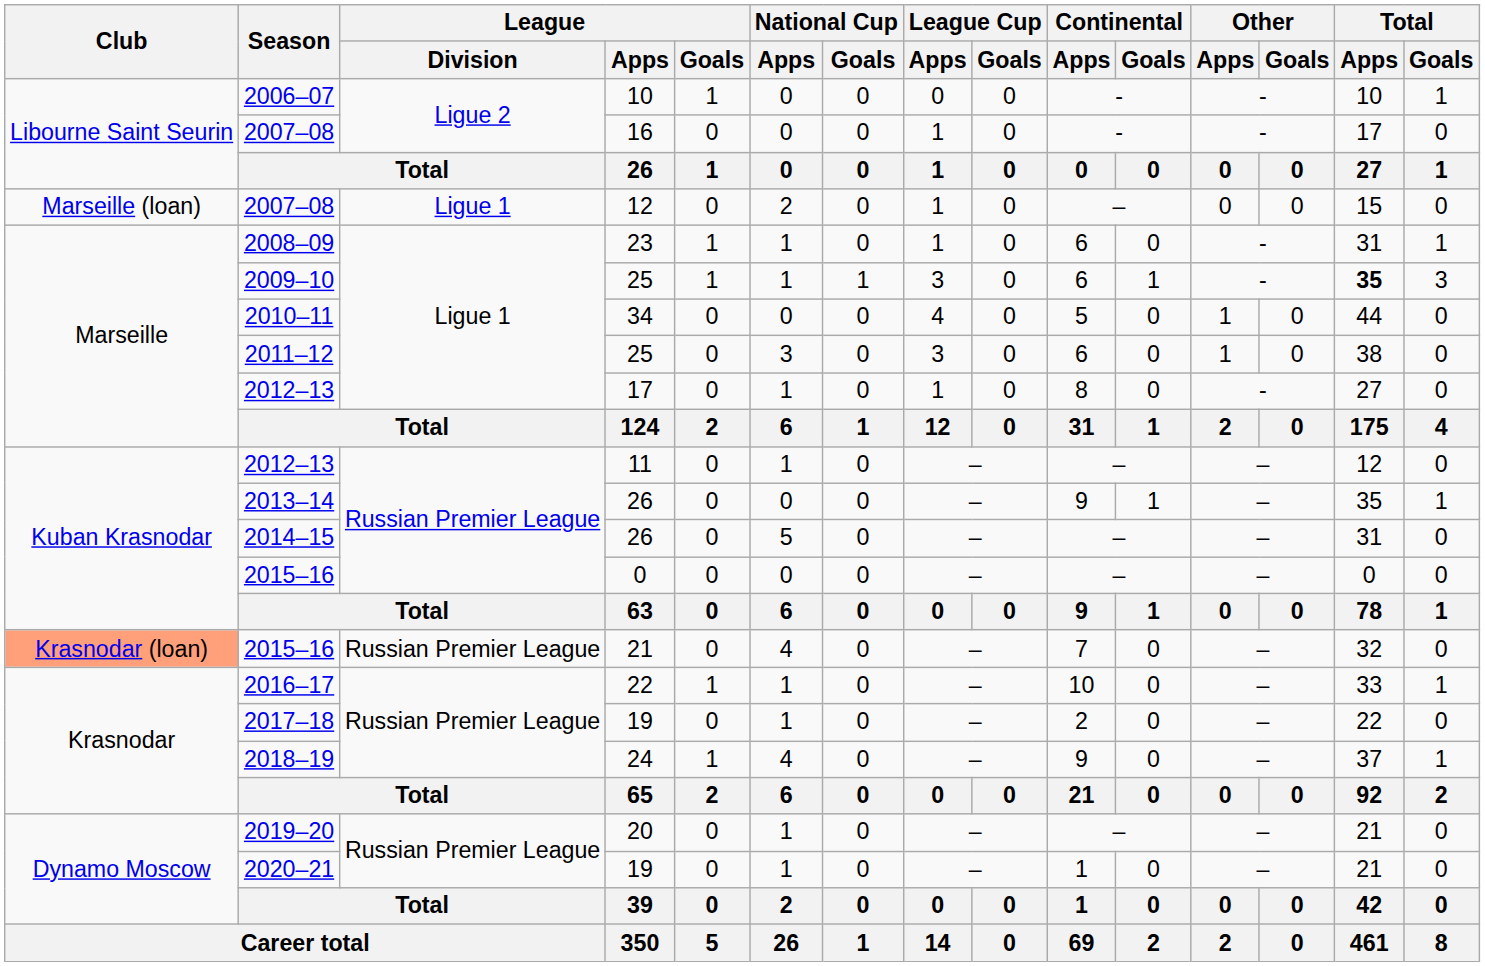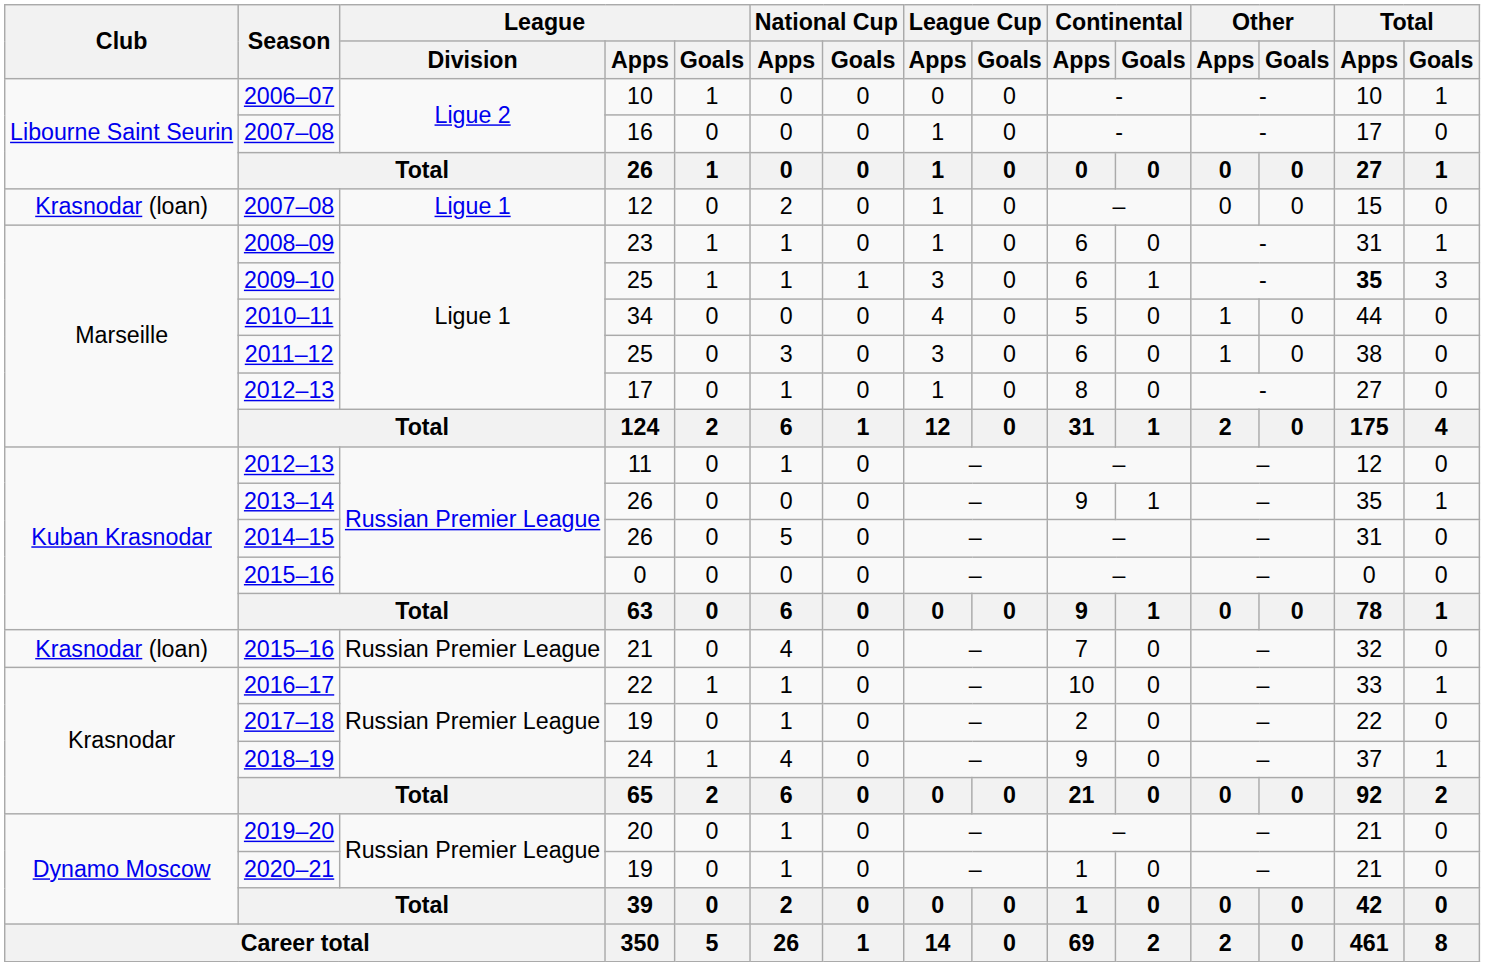(122, 206) Marseille (loan) -> (122, 206) Krasnodar (loan)
(122, 648) lightsalmon background -> (122, 648) no background
